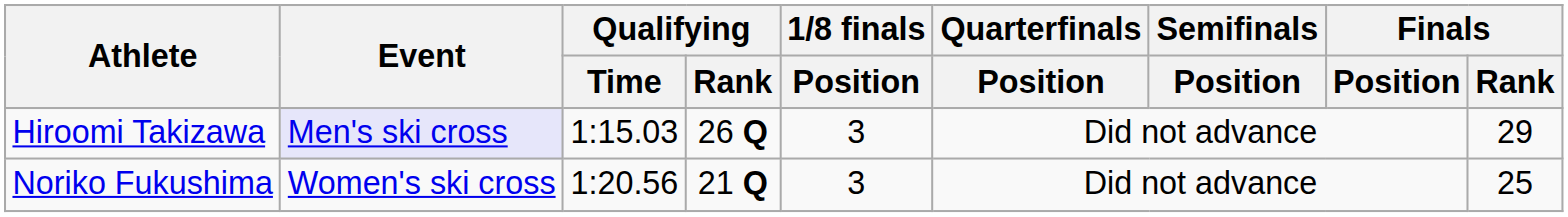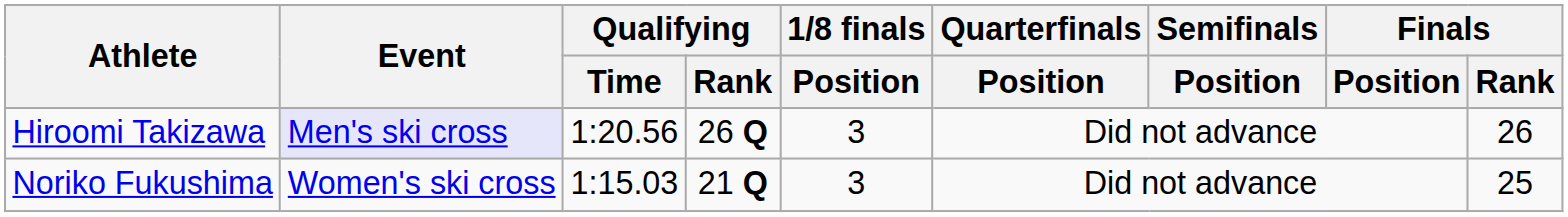(624, 132) 1:15.03 -> (624, 132) 1:20.56
(1515, 132) 29 -> (1515, 132) 26
(624, 183) 1:20.56 -> (624, 183) 1:15.03
